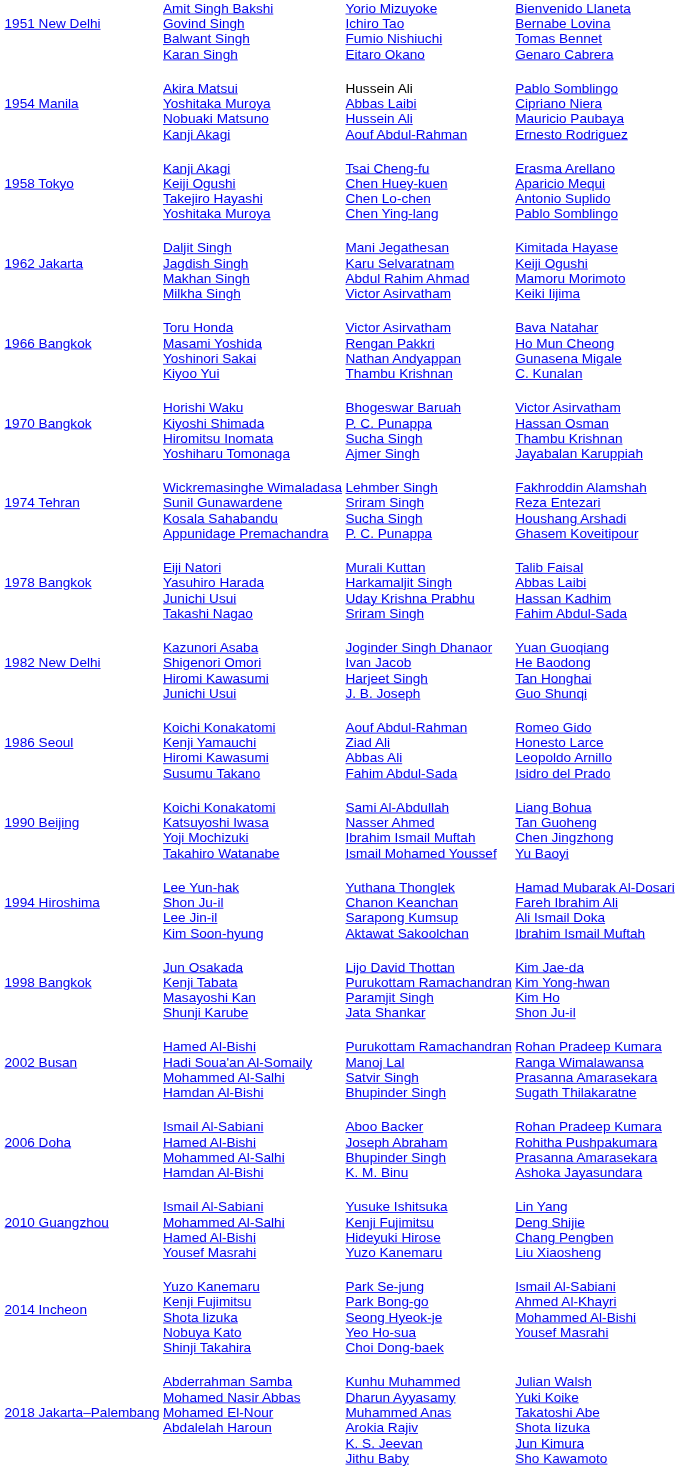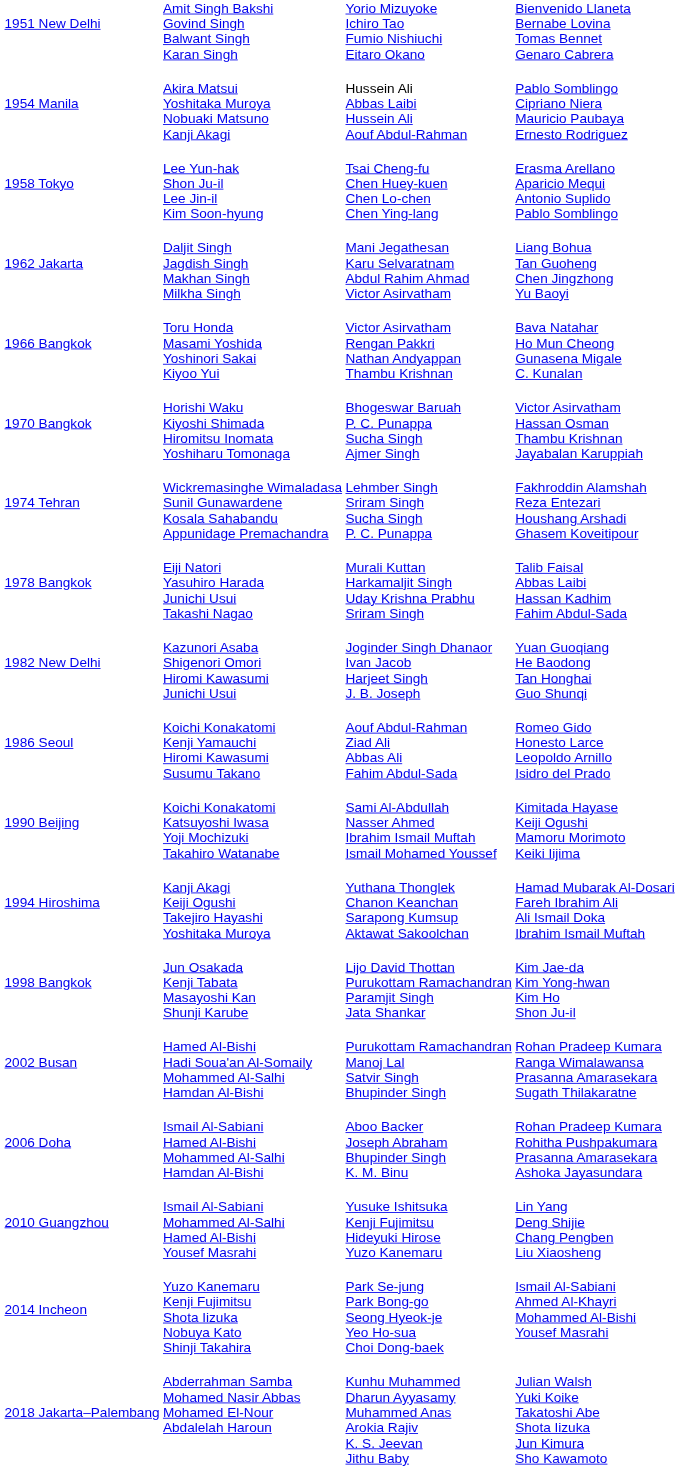(217, 191) Kanji Akagi Keiji Ogushi Takejiro Hayashi Yoshitaka Muroya -> (213, 191) Lee Yun-hak Shon Ju-il Lee Jin-il Kim Soon-hyung
(570, 271) Kimitada Hayase Keiji Ogushi Mamoru Morimoto Keiki Iijima -> (564, 271) Liang Bohua Tan Guoheng Chen Jingzhong Yu Baoyi
(564, 830) Liang Bohua Tan Guoheng Chen Jingzhong Yu Baoyi -> (570, 830) Kimitada Hayase Keiji Ogushi Mamoru Morimoto Keiki Iijima
(213, 910) Lee Yun-hak Shon Ju-il Lee Jin-il Kim Soon-hyung -> (217, 910) Kanji Akagi Keiji Ogushi Takejiro Hayashi Yoshitaka Muroya
